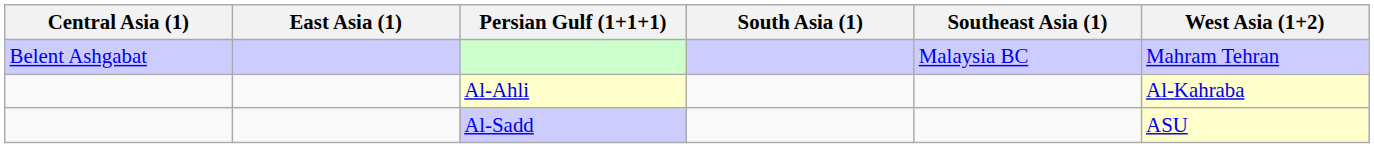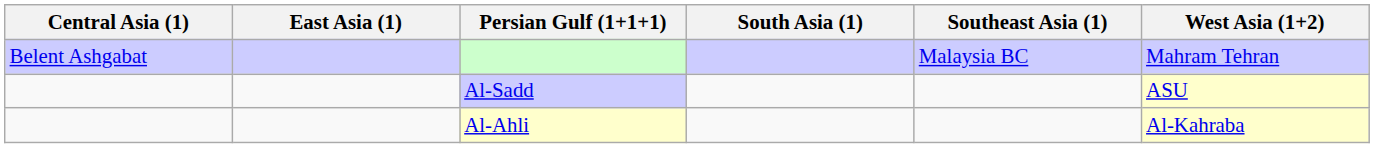rows swapped: (499, 125) <-> (497, 90)
